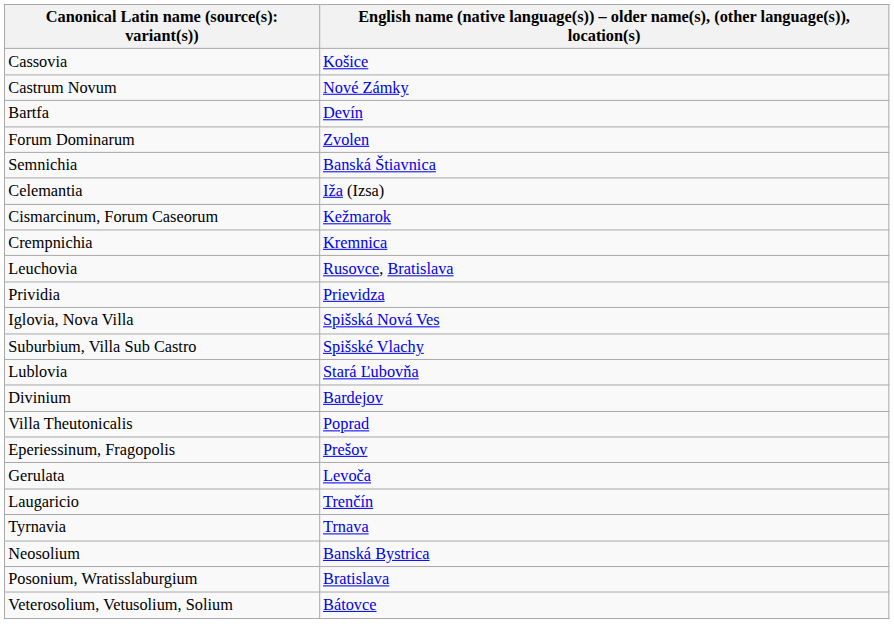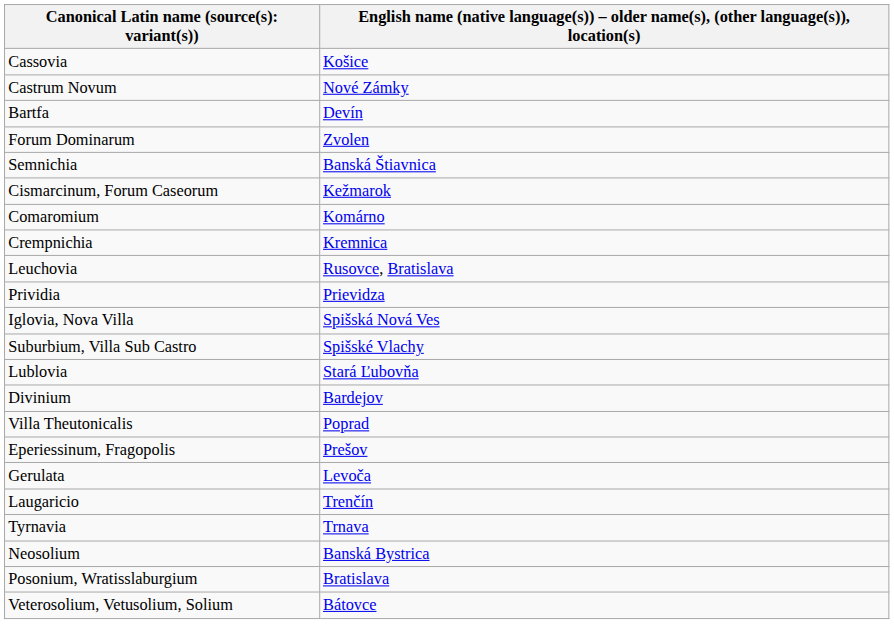- row: (45, 191)
+ row: (54, 216)
